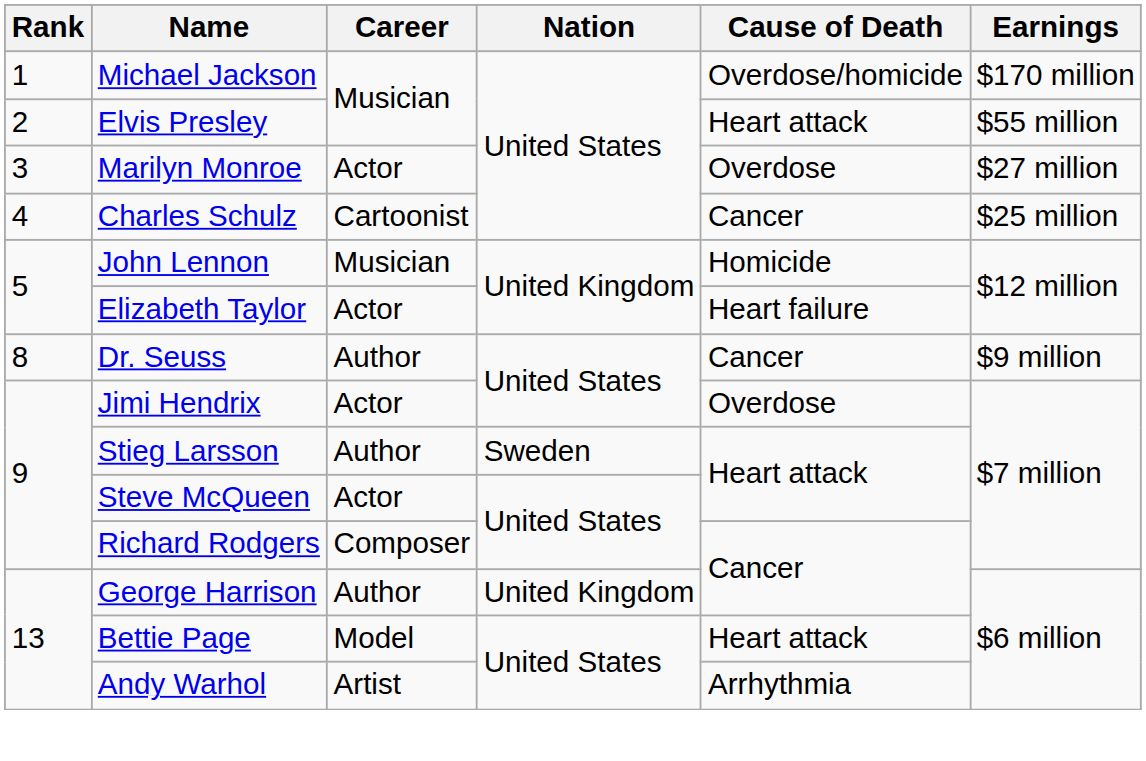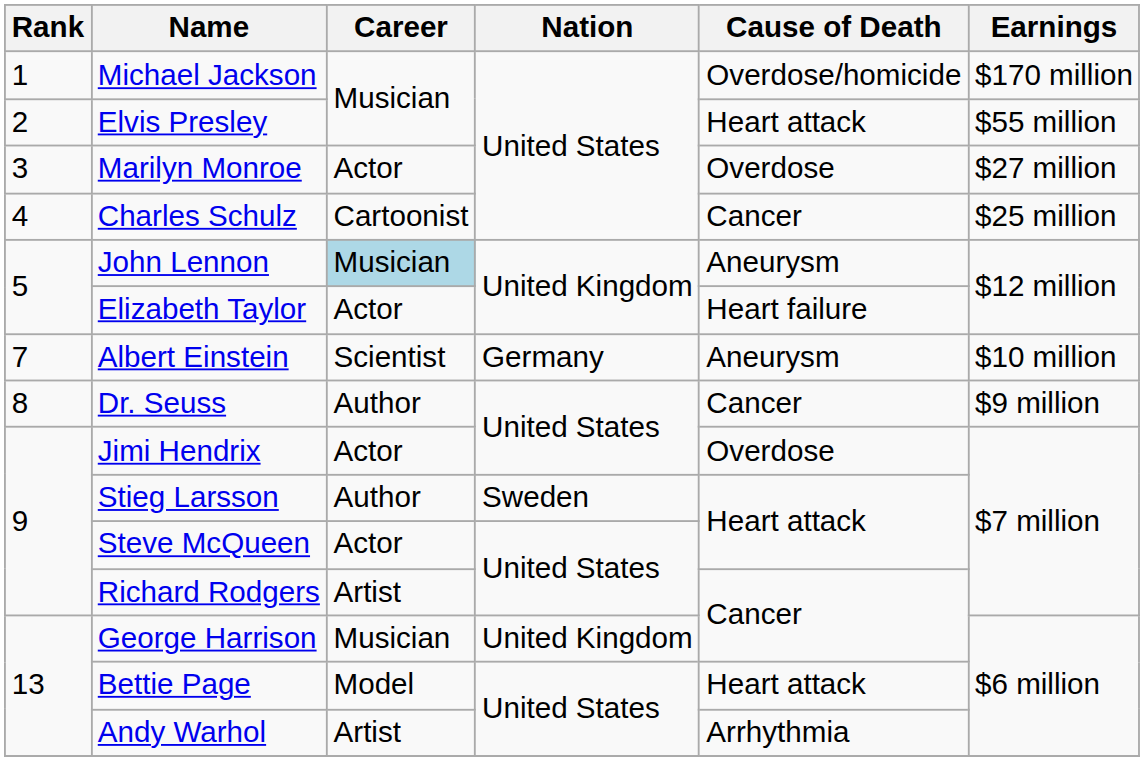(392, 262) no background -> (392, 262) lightblue background
(770, 262) Homicide -> (773, 262) Aneurysm
+ row: (193, 356)
(402, 544) Composer -> (367, 591) Artist
(377, 591) Author -> (392, 638) Musician
